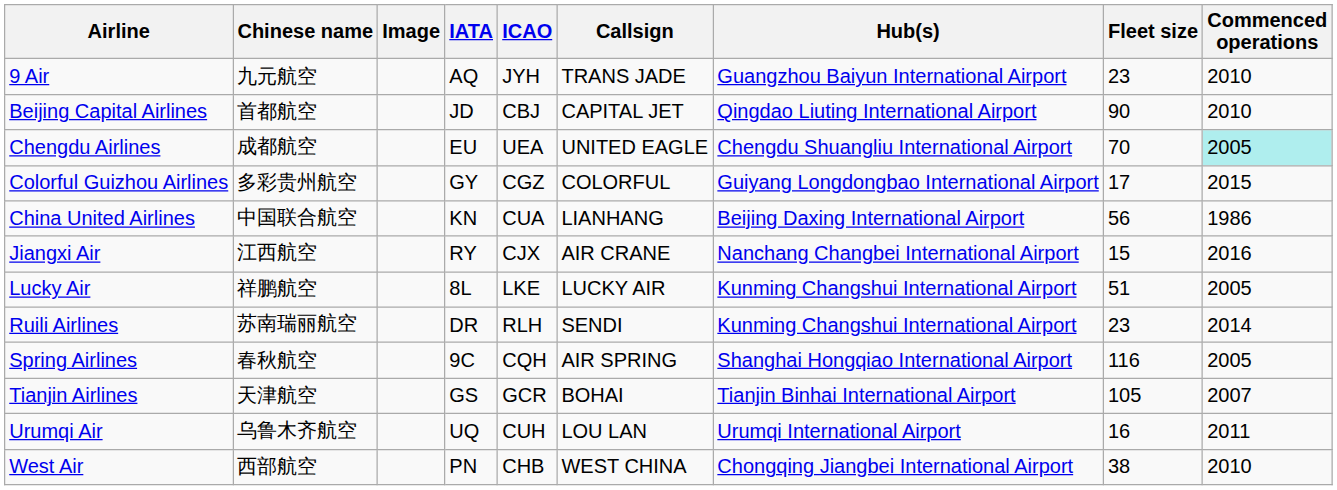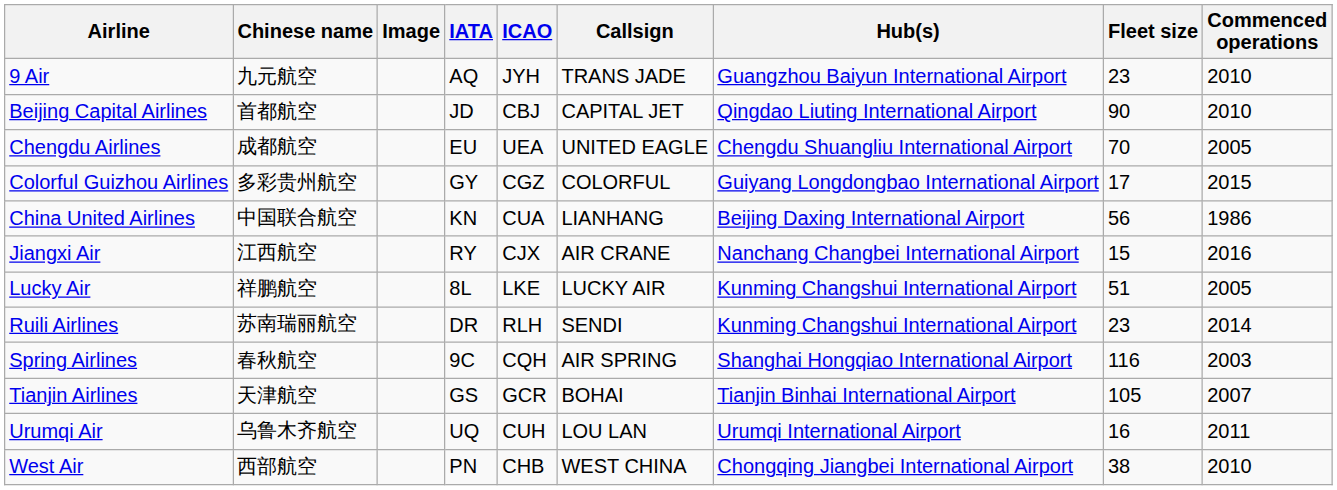(1229, 147) paleturquoise background -> (1229, 147) no background
(1229, 360) 2005 -> (1229, 360) 2003
